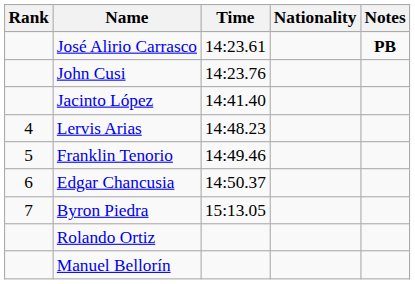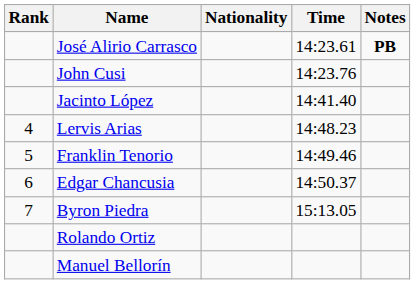columns swapped: (315, 18) <-> (235, 18)
